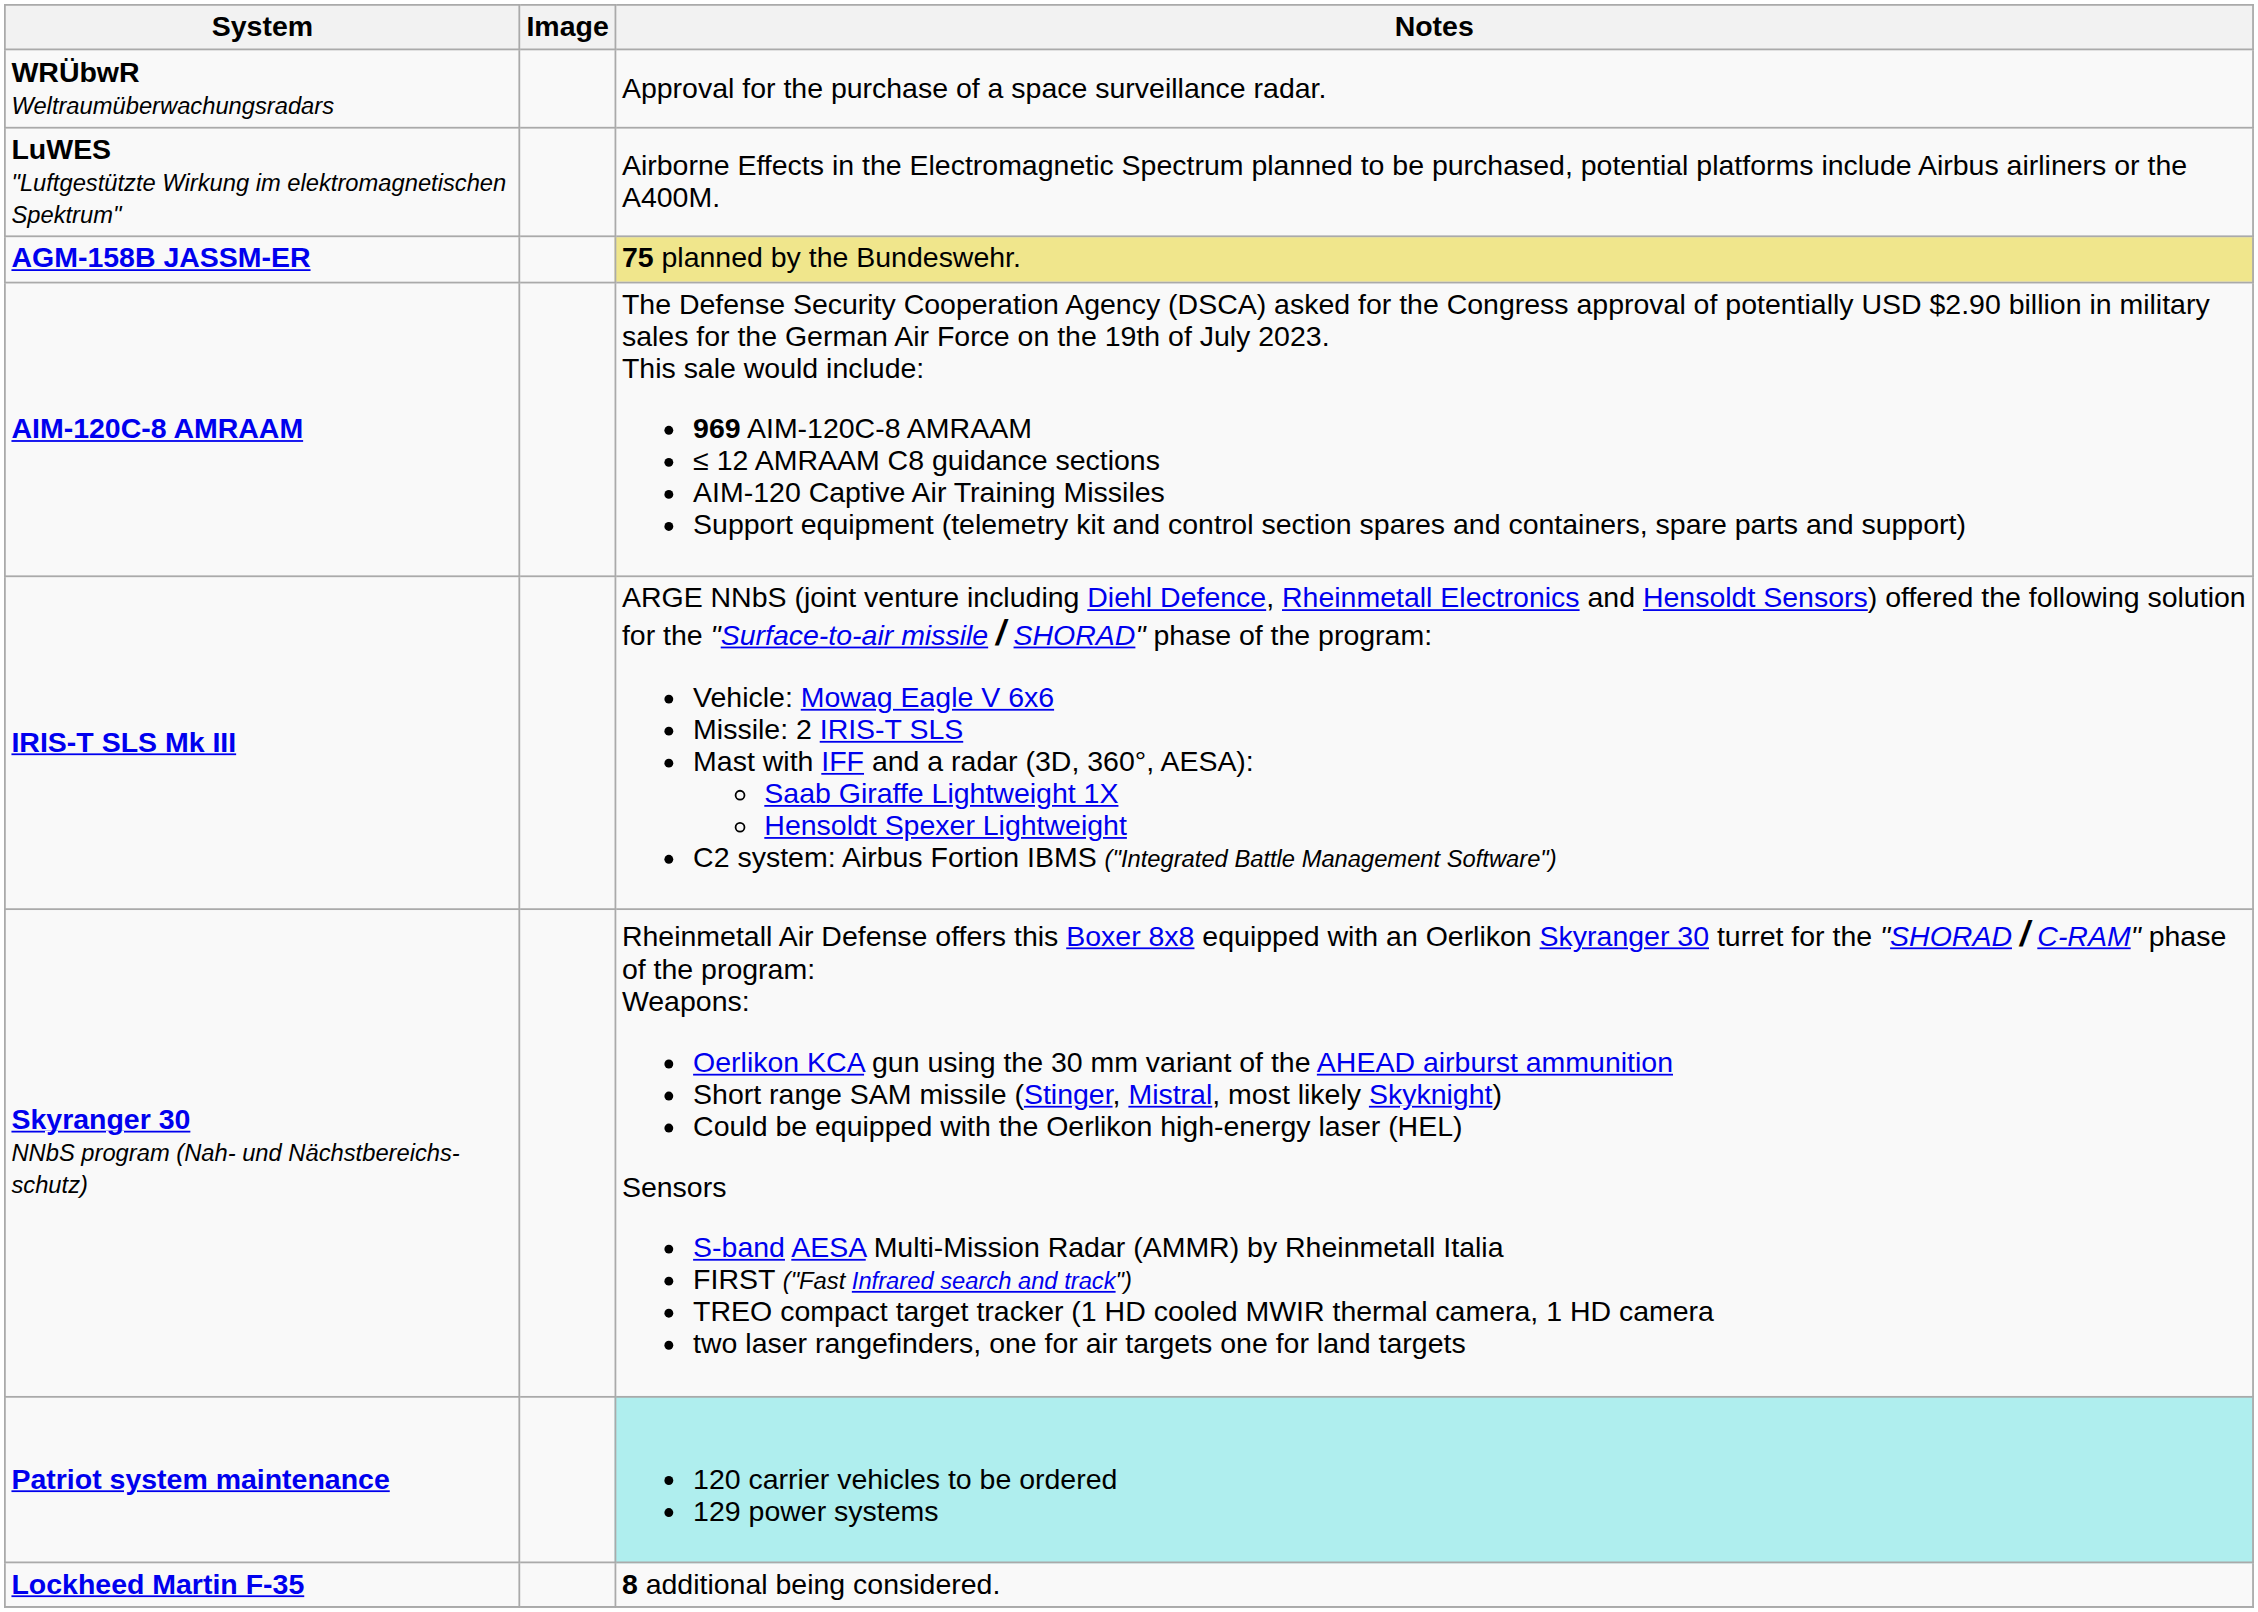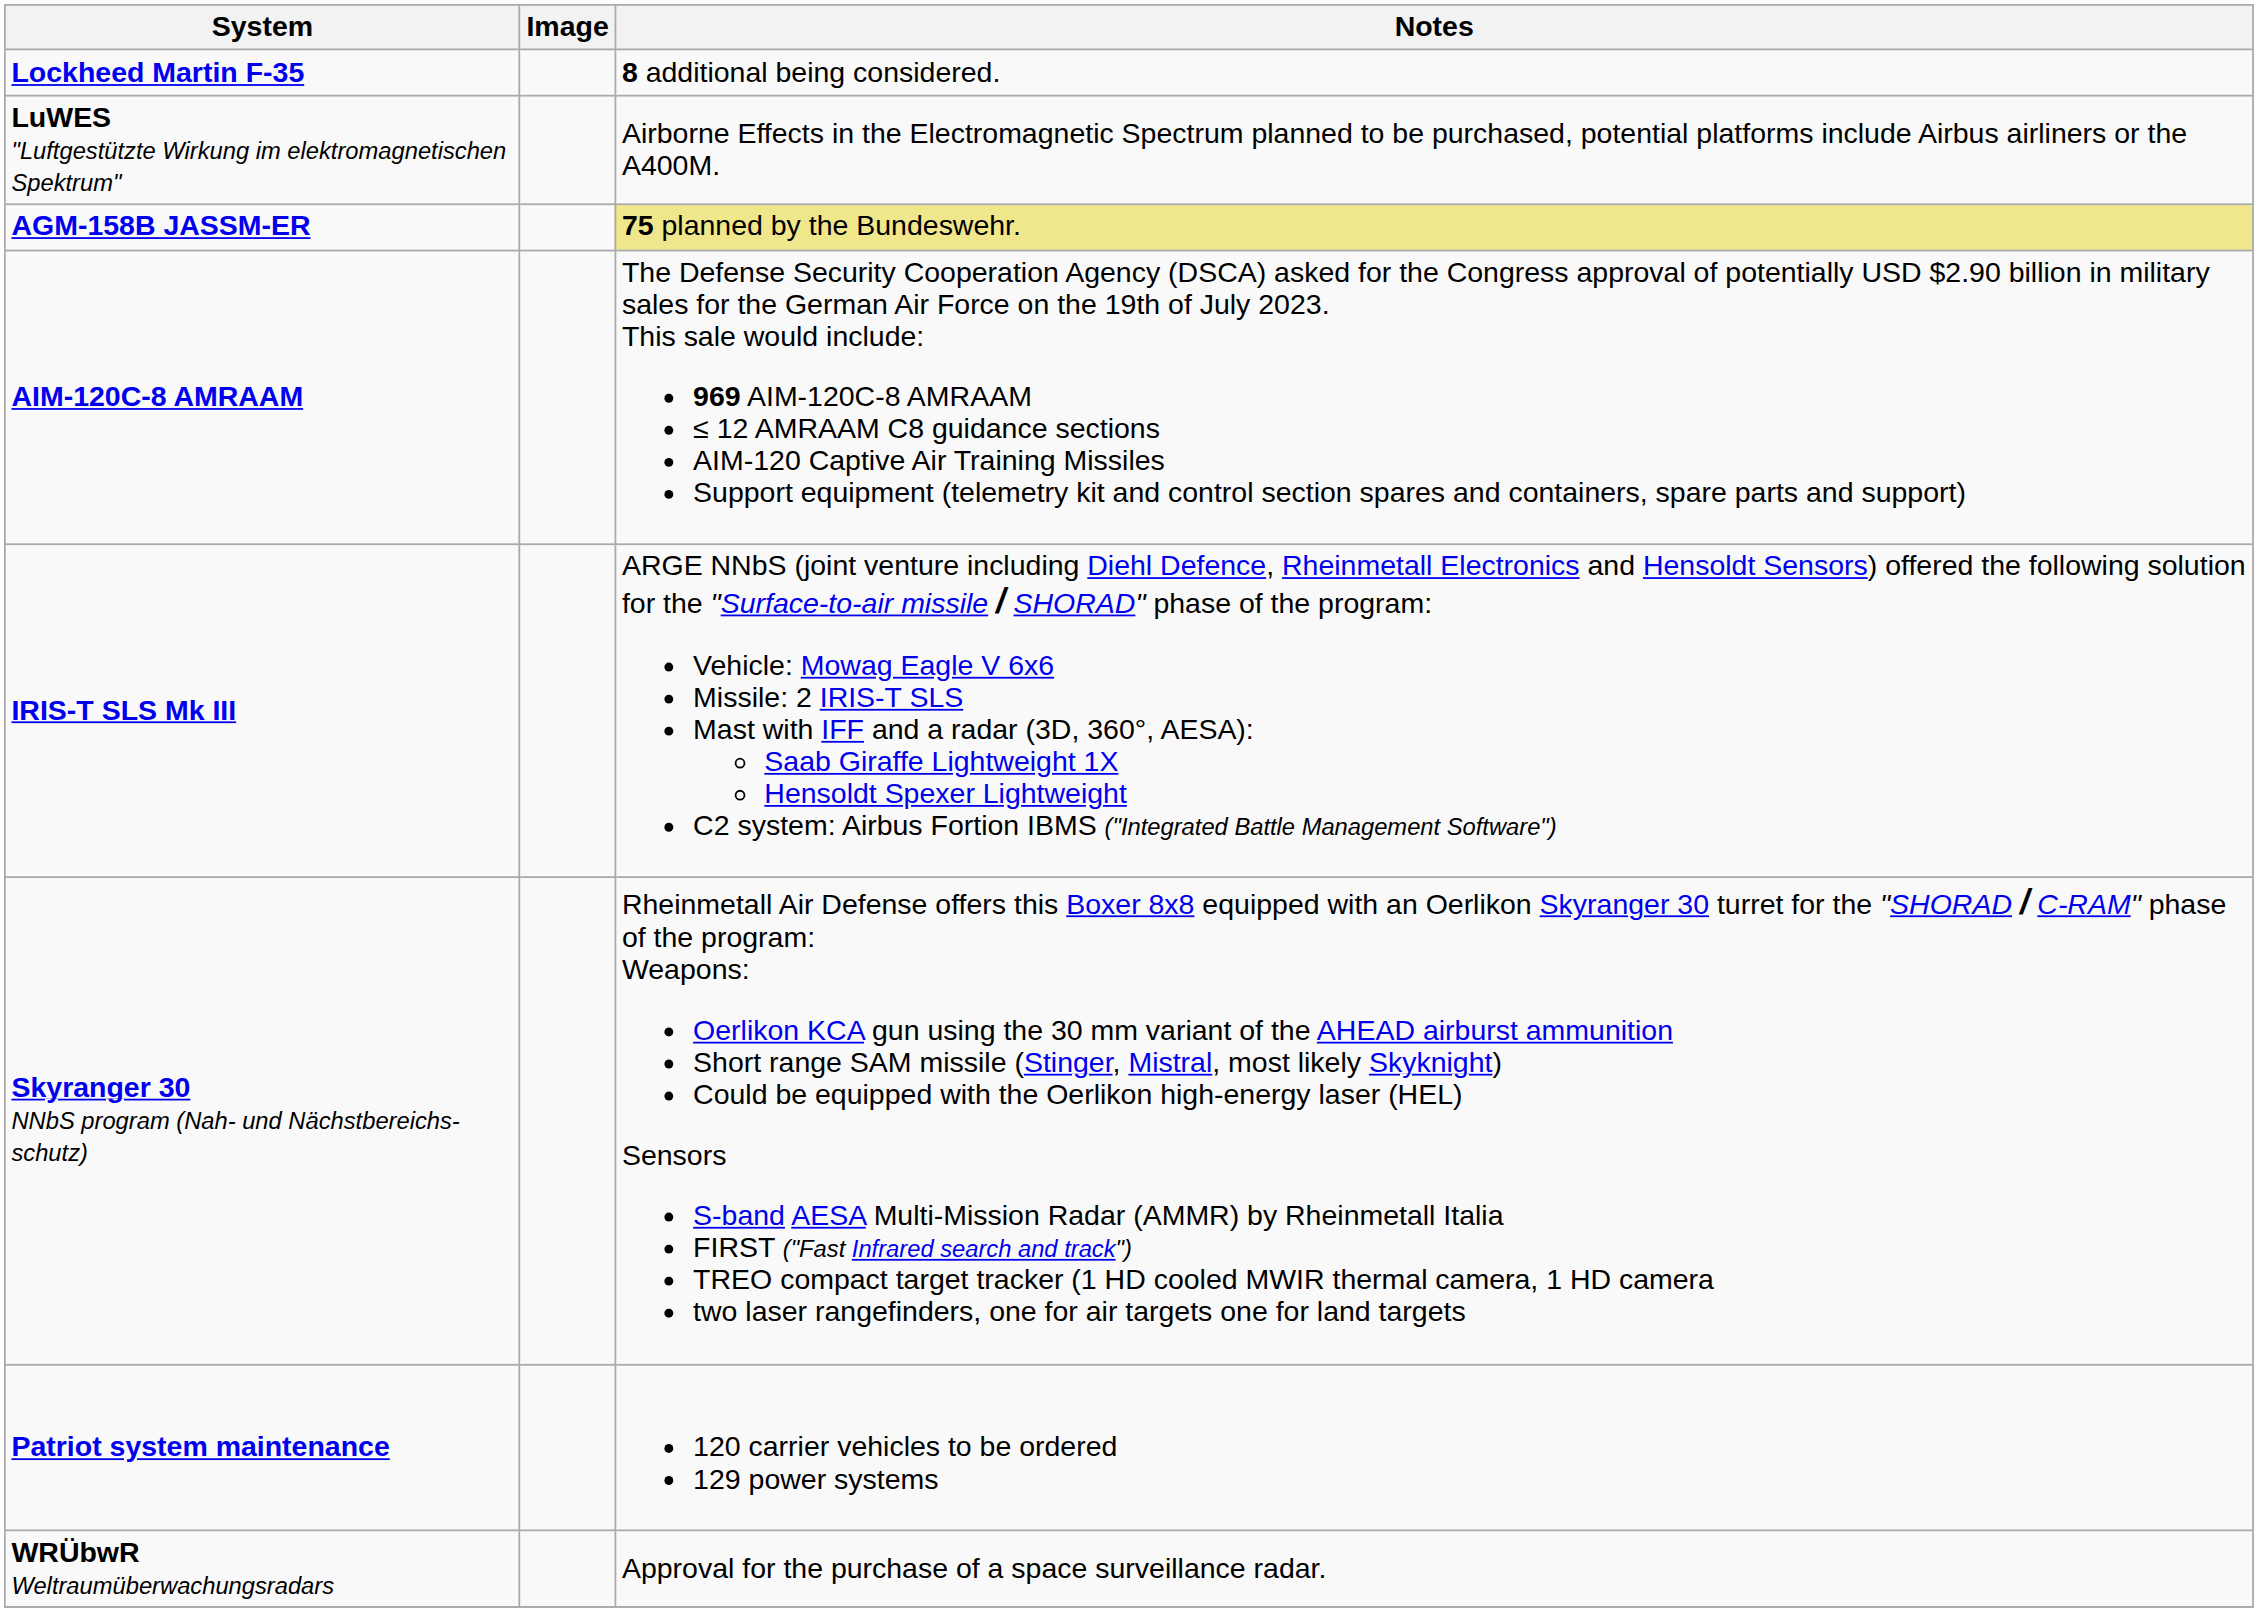rows swapped: (158, 1584) <-> (173, 88)
(1434, 1495) paleturquoise background -> (1434, 1463) no background
